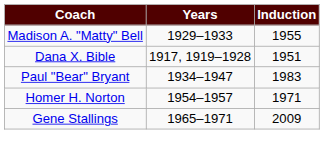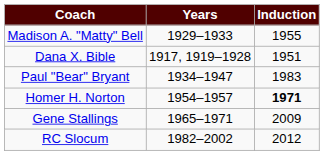(287, 98) normal -> (287, 98) bold
+ row: (75, 139)
